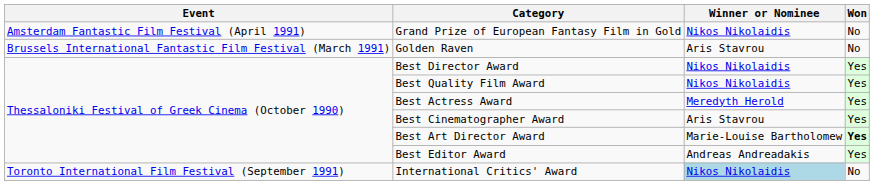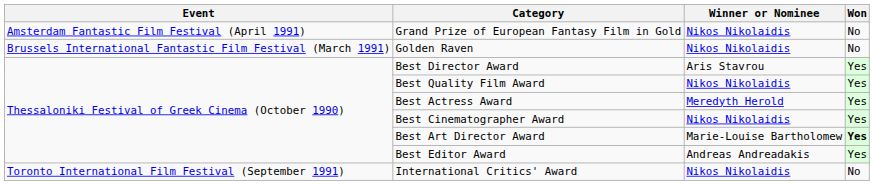(725, 48) Aris Stavrou -> (738, 48) Nikos Nikolaidis
(738, 66) Nikos Nikolaidis -> (725, 66) Aris Stavrou
(725, 119) Aris Stavrou -> (738, 119) Nikos Nikolaidis
(738, 171) lightblue background -> (738, 171) no background
